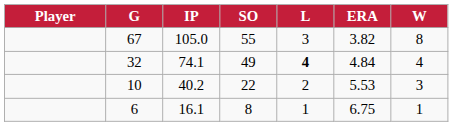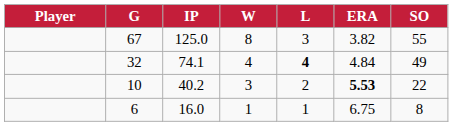columns swapped: (419, 16) <-> (248, 16)
(191, 39) 105.0 -> (191, 39) 125.0
(362, 86) normal -> (362, 86) bold
(191, 109) 16.1 -> (191, 109) 16.0
